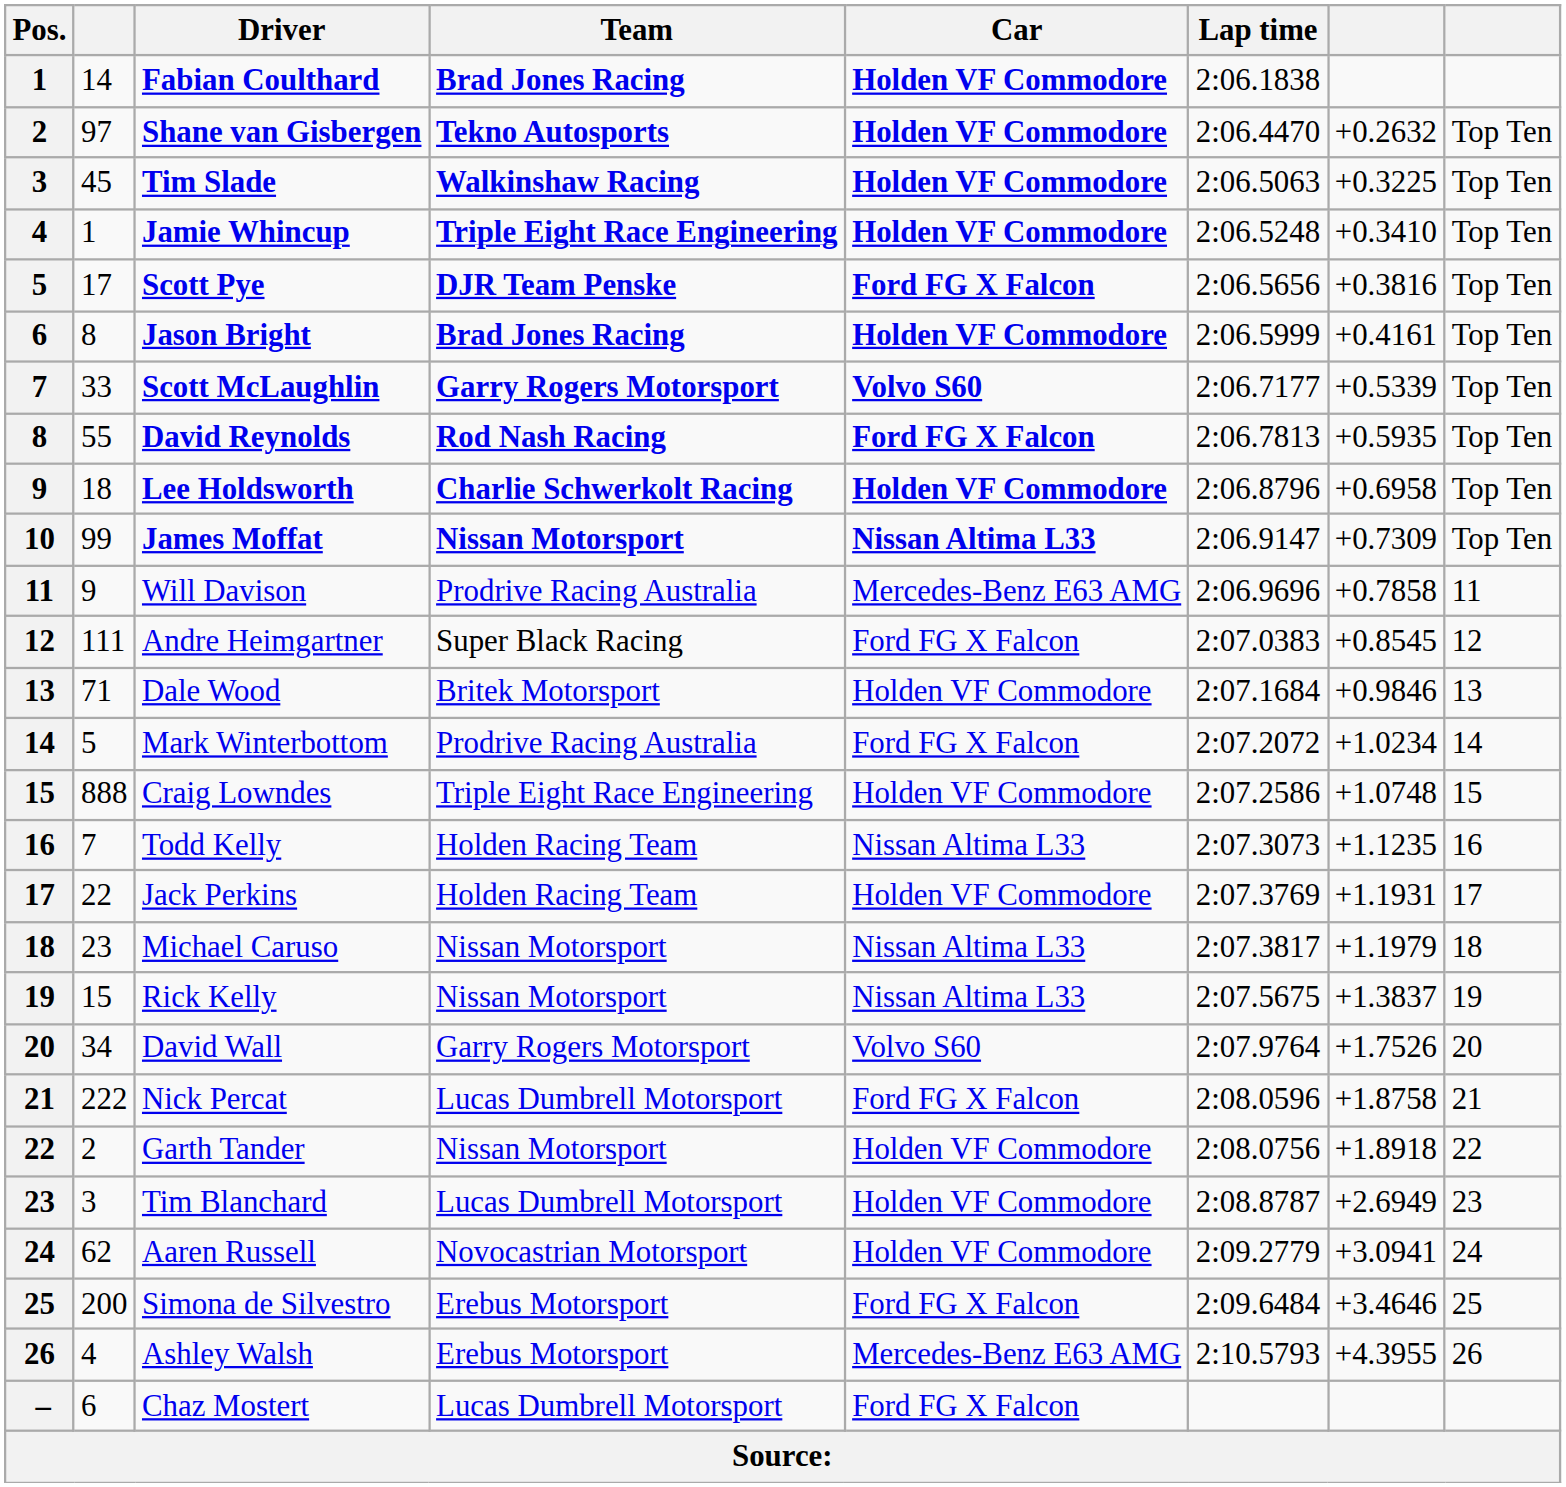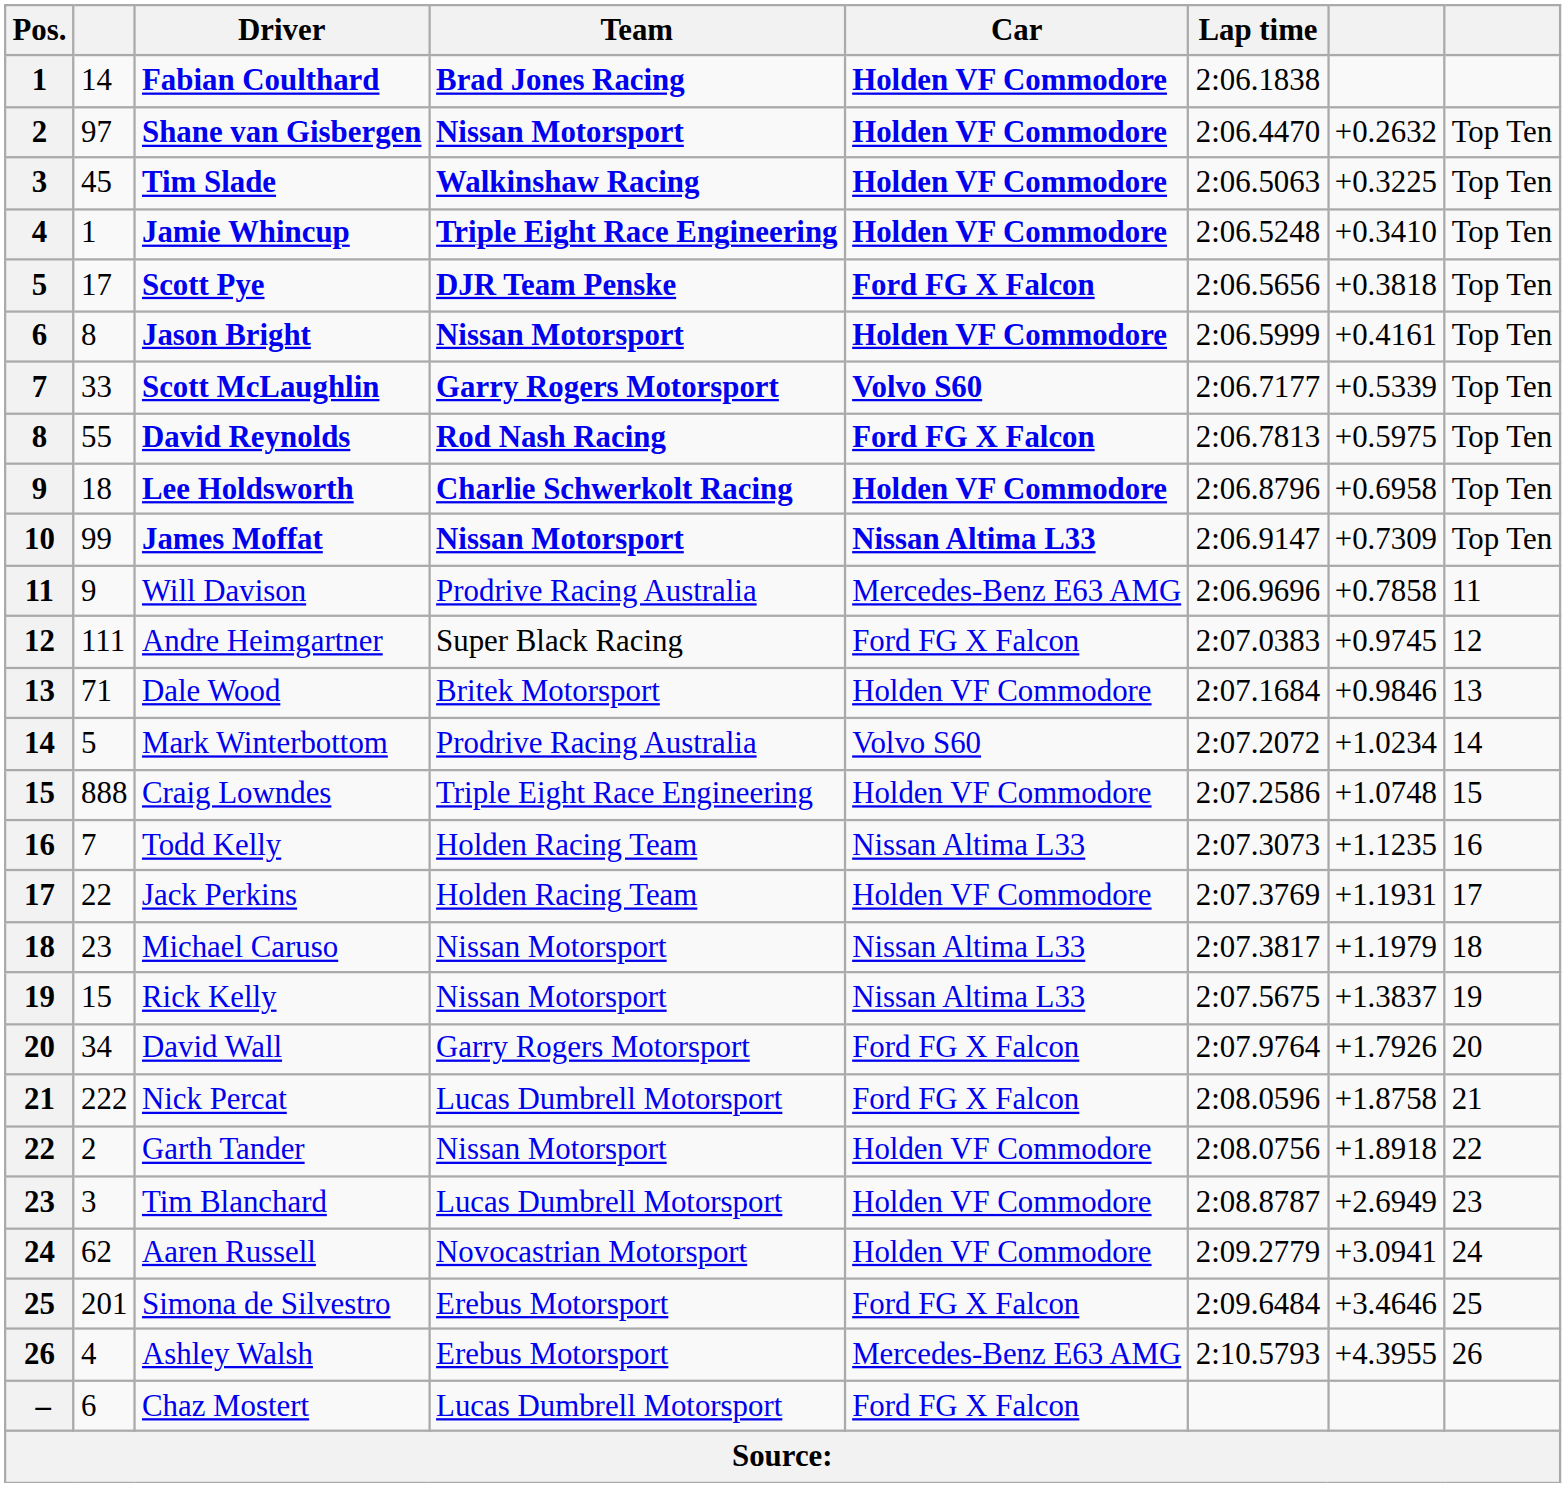(553, 131) Tekno Autosports -> (560, 131) Nissan Motorsport
(1386, 284) +0.3816 -> (1386, 284) +0.3818
(560, 335) Brad Jones Racing -> (560, 335) Nissan Motorsport
(1386, 437) +0.5935 -> (1386, 437) +0.5975
(1386, 640) +0.8545 -> (1386, 640) +0.9745
(966, 742) Ford FG X Falcon -> (917, 742) Volvo S60
(917, 1048) Volvo S60 -> (966, 1048) Ford FG X Falcon
(1386, 1048) +1.7526 -> (1386, 1048) +1.7926
(104, 1302) 200 -> (104, 1302) 201
